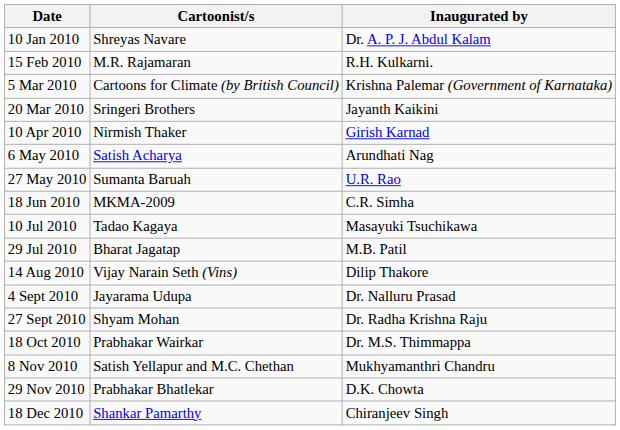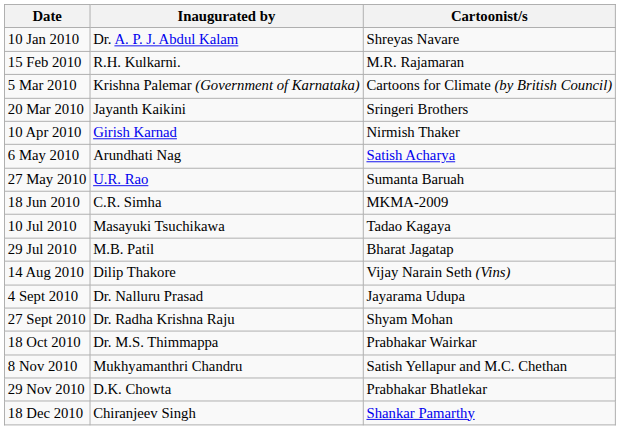columns swapped: (216, 16) <-> (479, 16)
